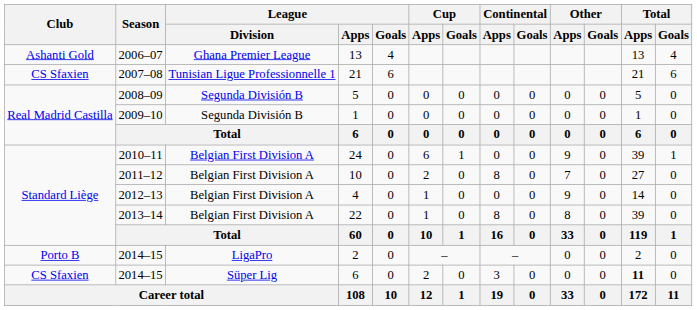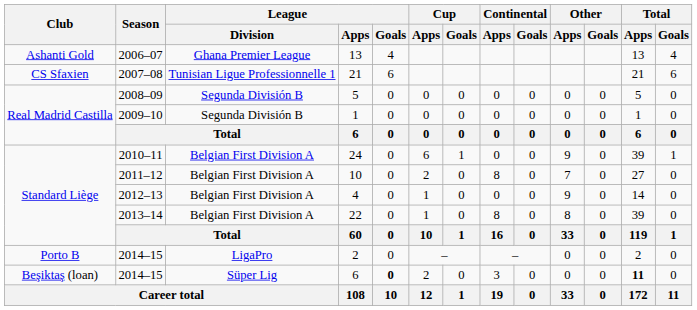(60, 275) CS Sfaxien -> (60, 275) Beşiktaş (loan)
(391, 275) normal -> (391, 275) bold
